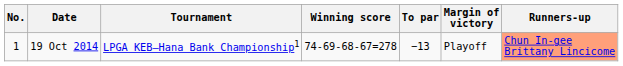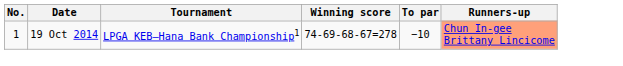- column: (472, 19)
(420, 47) −13 -> (420, 35) −10
